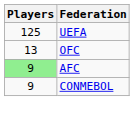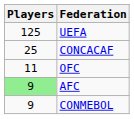+ row: (86, 50)
(31, 50) 13 -> (31, 68) 11
